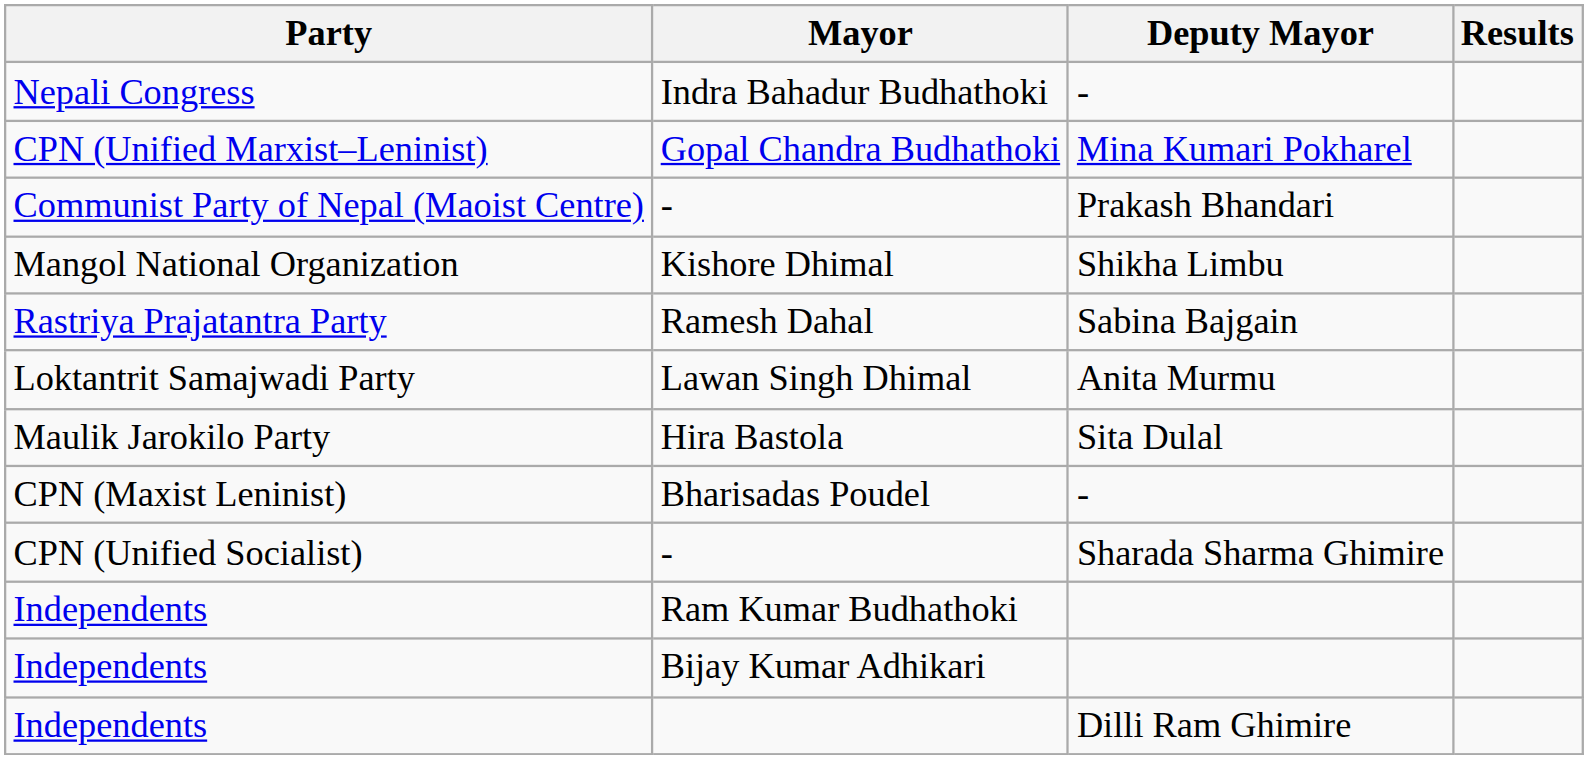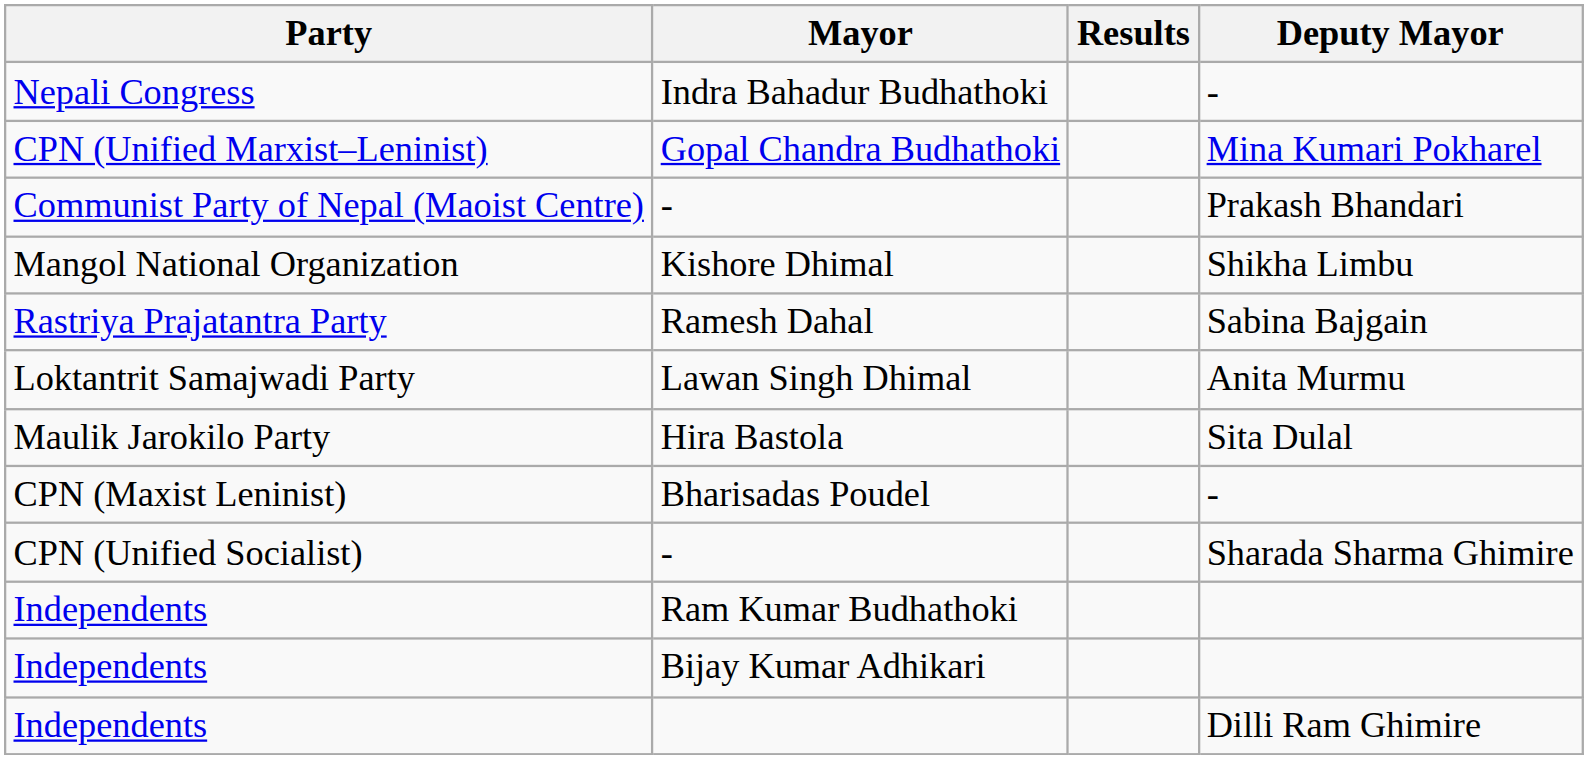columns swapped: (1260, 33) <-> (1517, 33)
